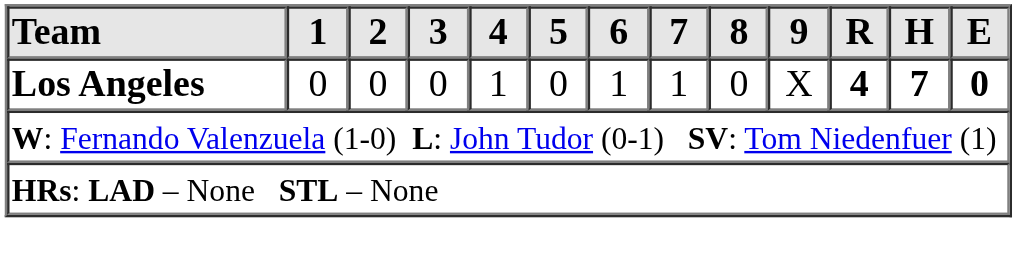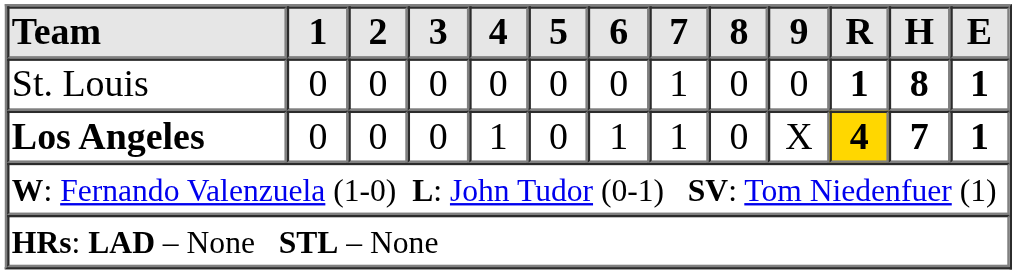+ row: (80, 83)
(859, 83) no background -> (859, 136) gold background
(979, 83) 0 -> (979, 136) 1
